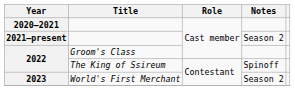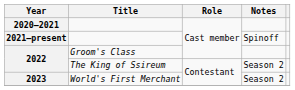(264, 38) Season 2 -> (261, 38) Spinoff
(261, 65) Spinoff -> (264, 65) Season 2
